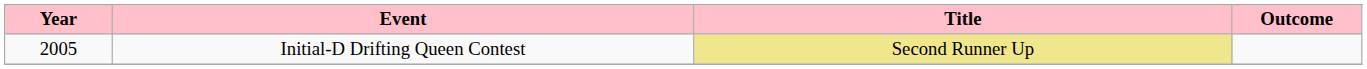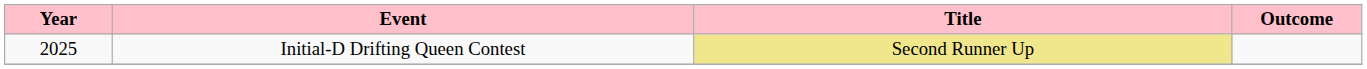(58, 49) 2005 -> (58, 49) 2025
